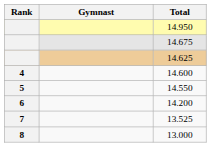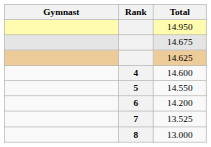columns swapped: (22, 12) <-> (96, 12)
